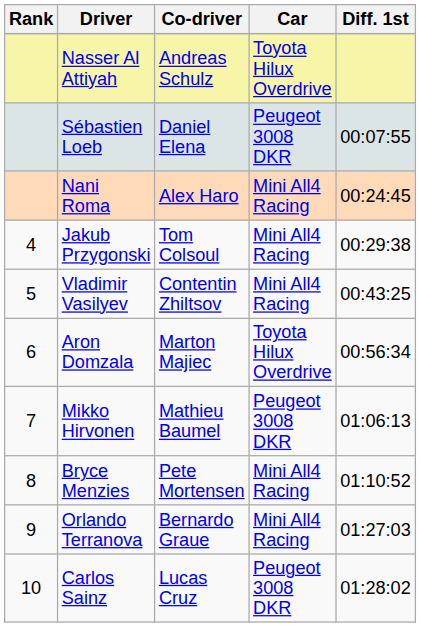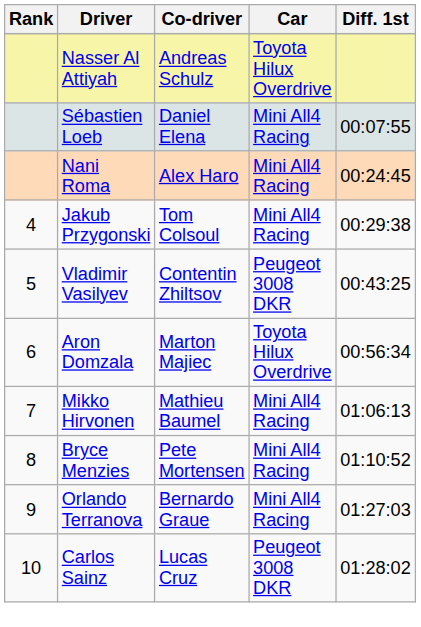(287, 137) Peugeot 3008 DKR -> (287, 127) Mini All4 Racing
(287, 294) Mini All4 Racing -> (287, 284) Peugeot 3008 DKR
(287, 422) Peugeot 3008 DKR -> (287, 412) Mini All4 Racing
